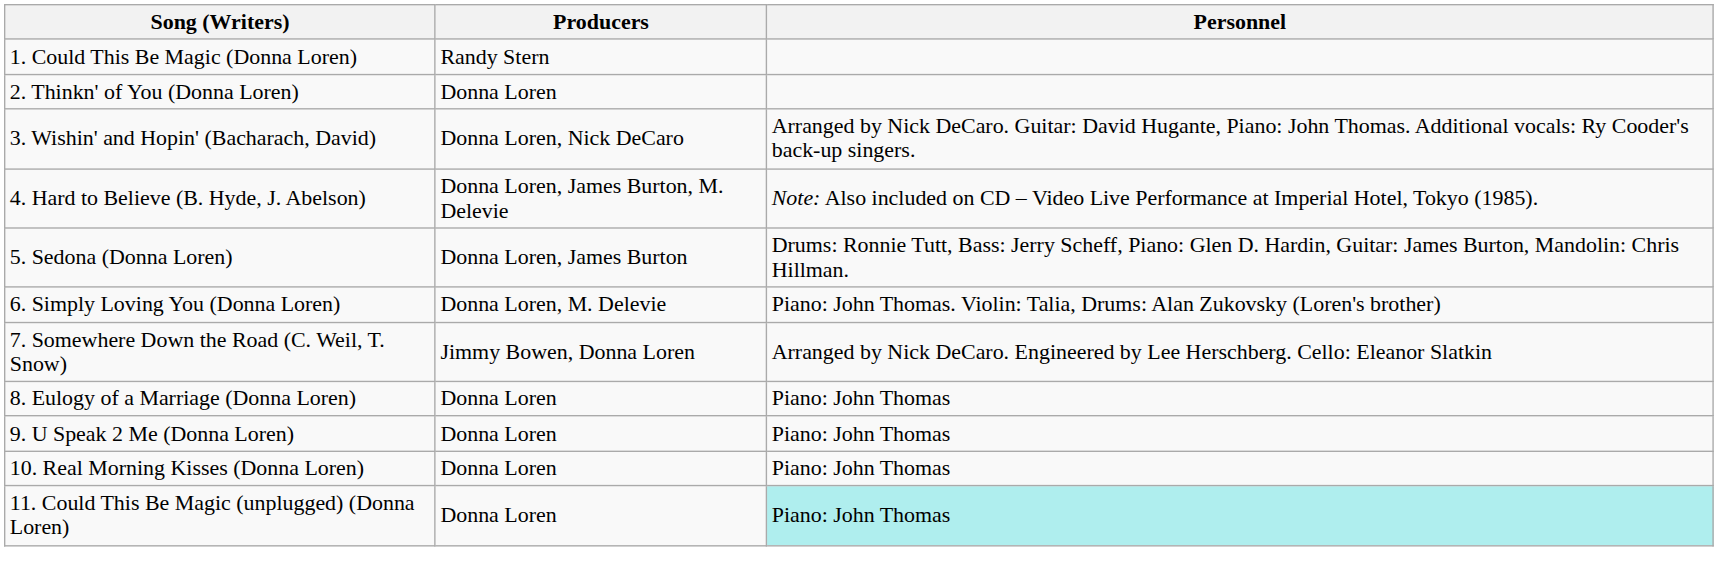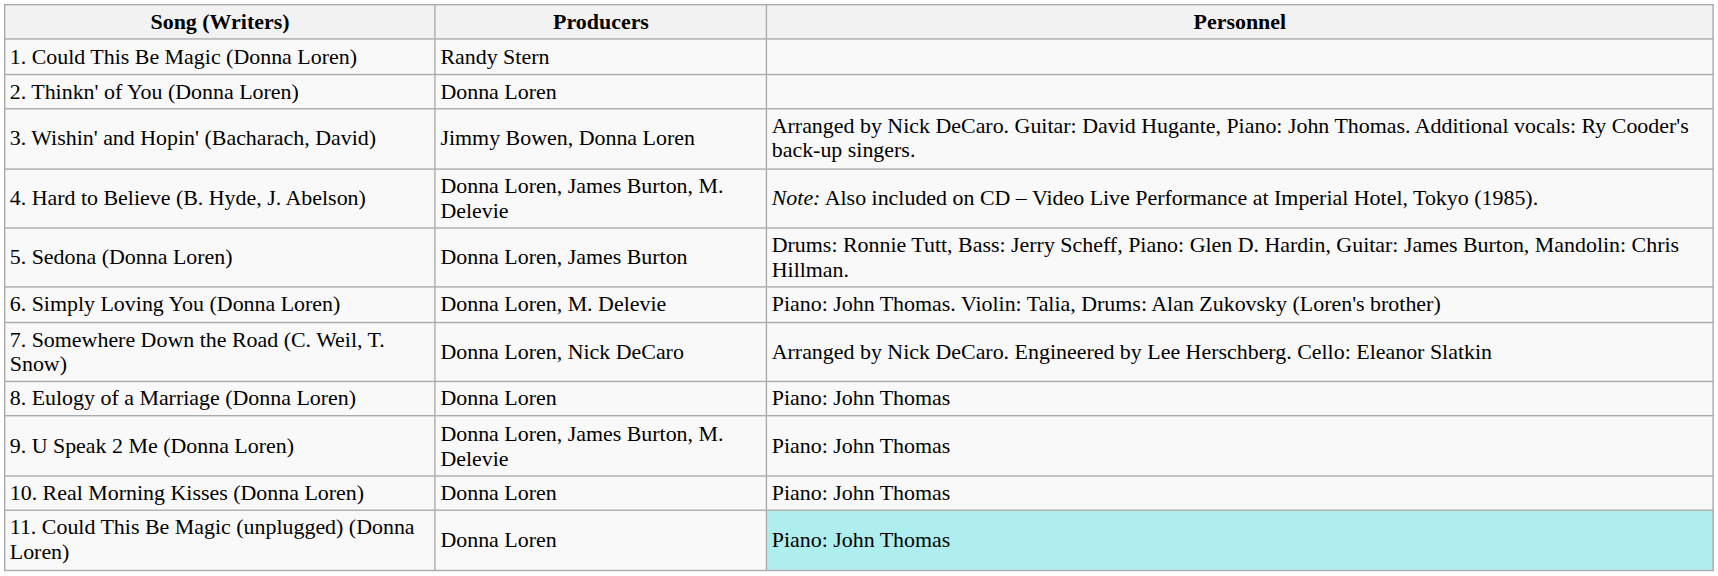(562, 138) Donna Loren, Nick DeCaro -> (568, 138) Jimmy Bowen, Donna Loren
(568, 351) Jimmy Bowen, Donna Loren -> (562, 351) Donna Loren, Nick DeCaro
(499, 433) Donna Loren -> (582, 445) Donna Loren, James Burton, M. Delevie
